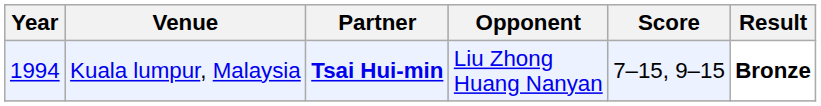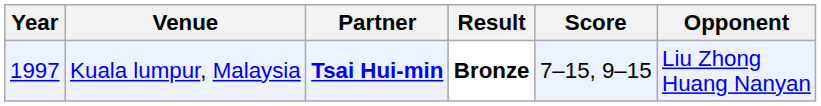columns swapped: (528, 23) <-> (773, 23)
(35, 70) 1994 -> (35, 70) 1997
